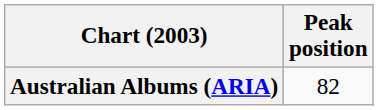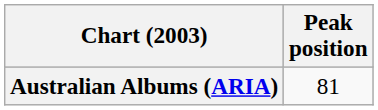(328, 85) 82 -> (328, 85) 81
